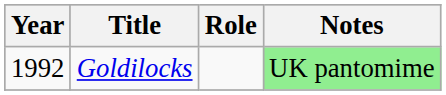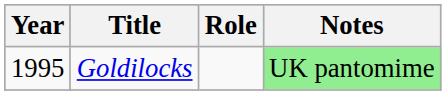(38, 68) 1992 -> (38, 68) 1995
